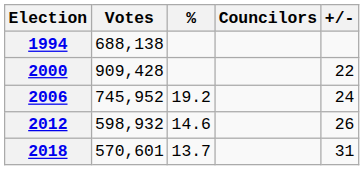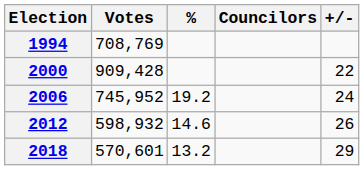(129, 45) 688,138 -> (129, 45) 708,769
(191, 151) 13.7 -> (191, 151) 13.2
(344, 151) 31 -> (344, 151) 29
